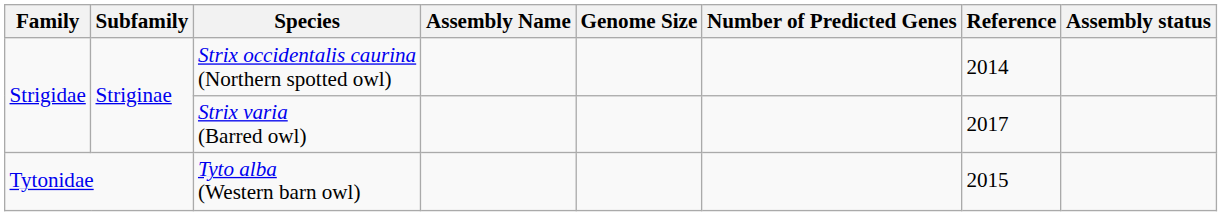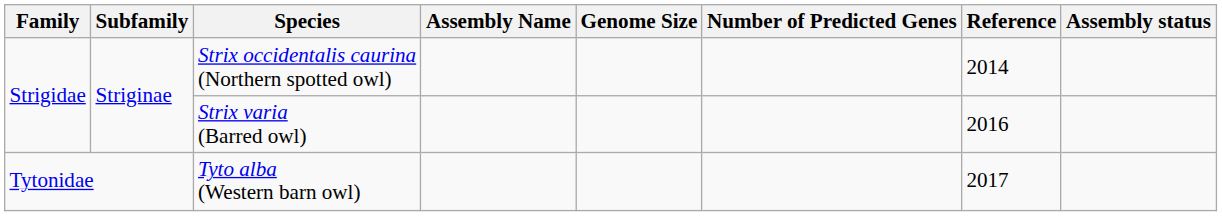(988, 123) 2017 -> (988, 123) 2016
(988, 181) 2015 -> (988, 181) 2017
